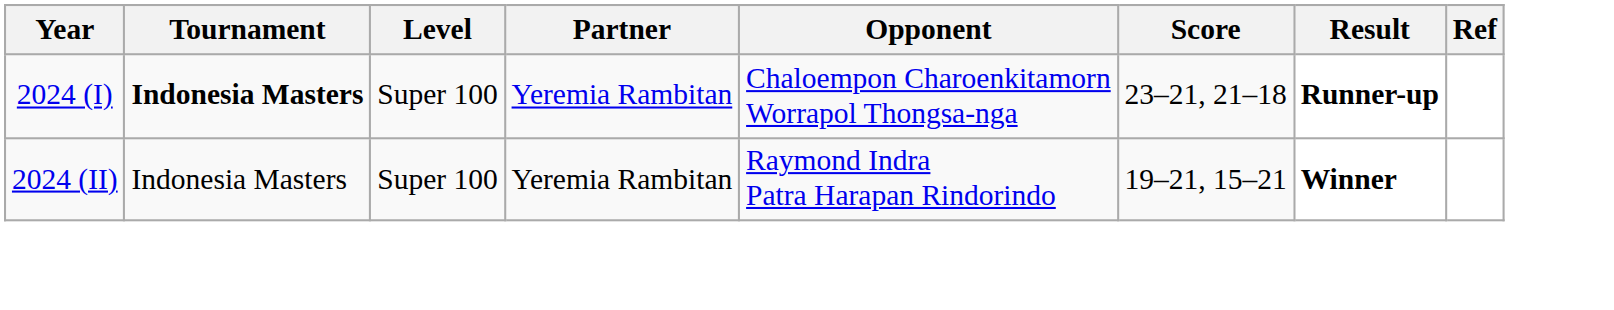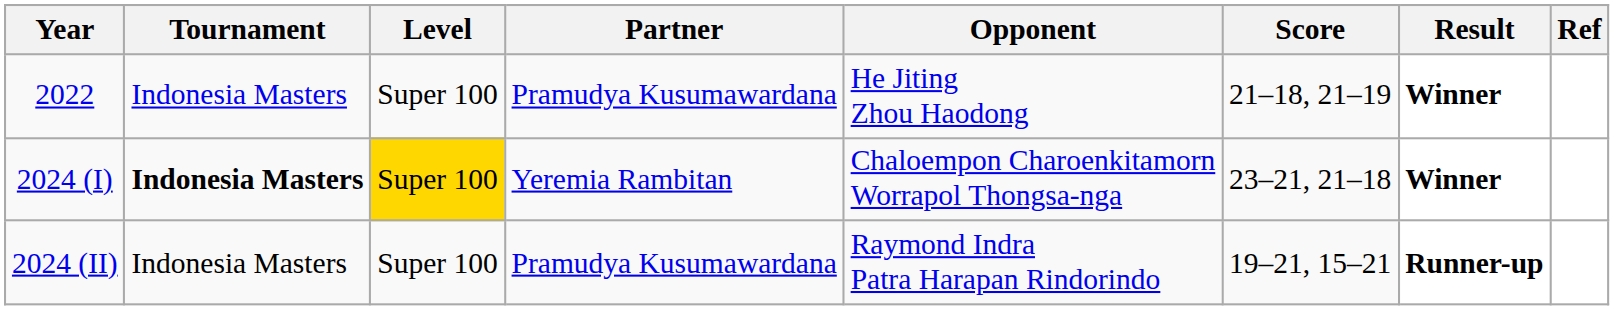+ row: (65, 95)
(437, 95) no background -> (437, 178) gold background
(1370, 95) Runner-up -> (1453, 178) Winner
(622, 178) Yeremia Rambitan -> (674, 262) Pramudya Kusumawardana
(1349, 178) Winner -> (1474, 262) Runner-up
